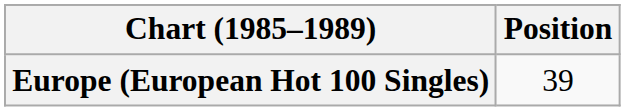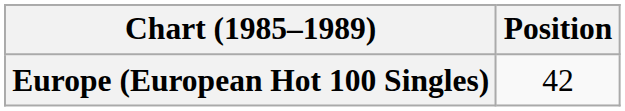(558, 79) 39 -> (558, 79) 42
